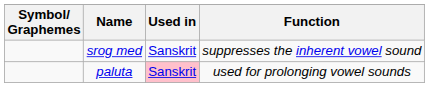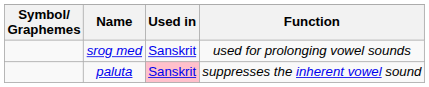(312, 51) suppresses the inherent vowel sound -> (312, 51) used for prolonging vowel sounds
(312, 72) used for prolonging vowel sounds -> (312, 72) suppresses the inherent vowel sound
